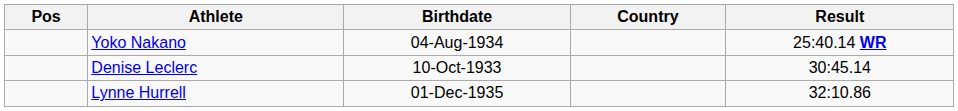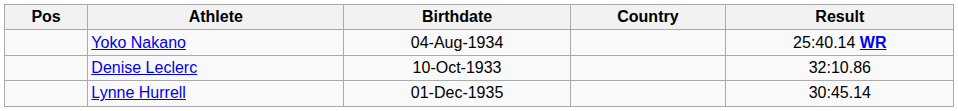(840, 67) 30:45.14 -> (840, 67) 32:10.86
(840, 93) 32:10.86 -> (840, 93) 30:45.14
